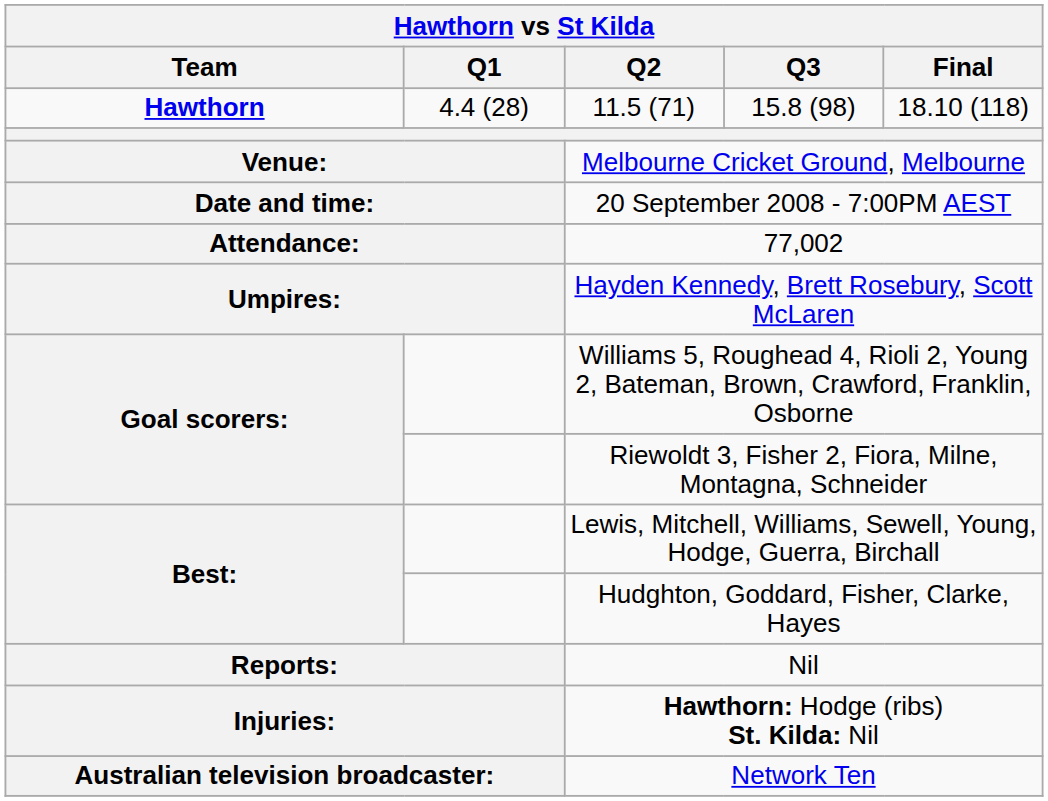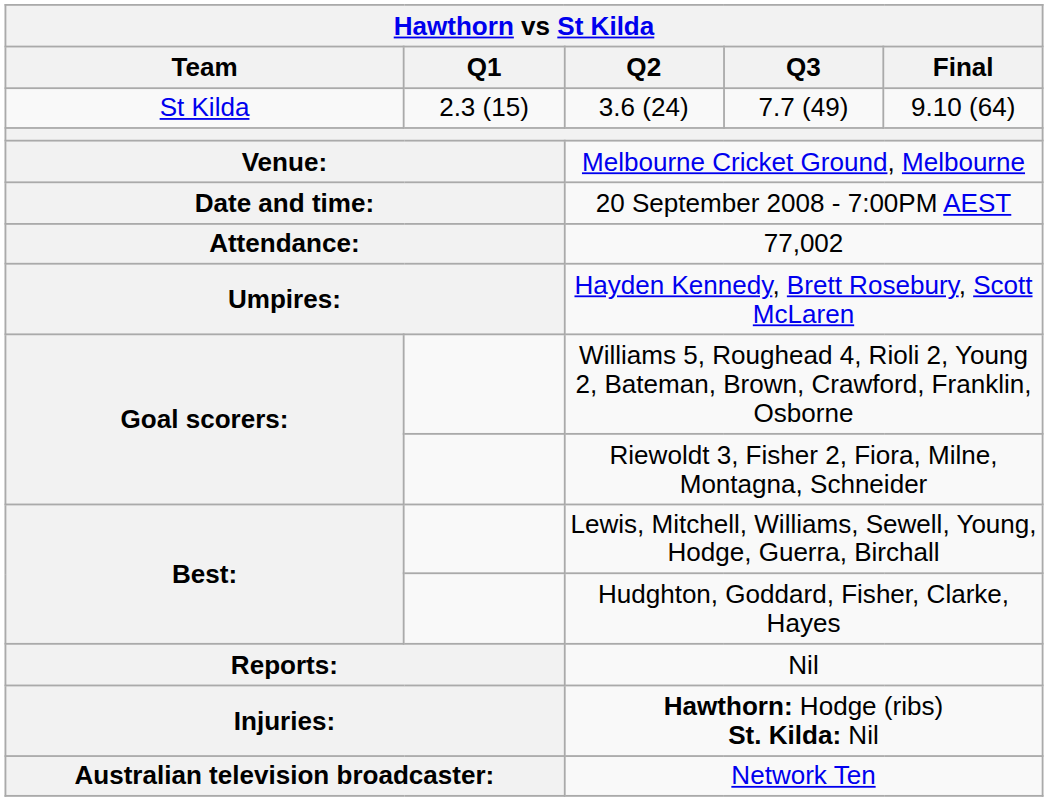- row: (644, 108)
+ row: (644, 108)
